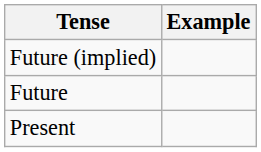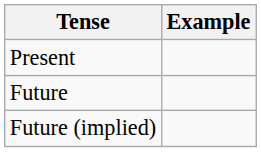rows swapped: (43, 127) <-> (83, 57)
